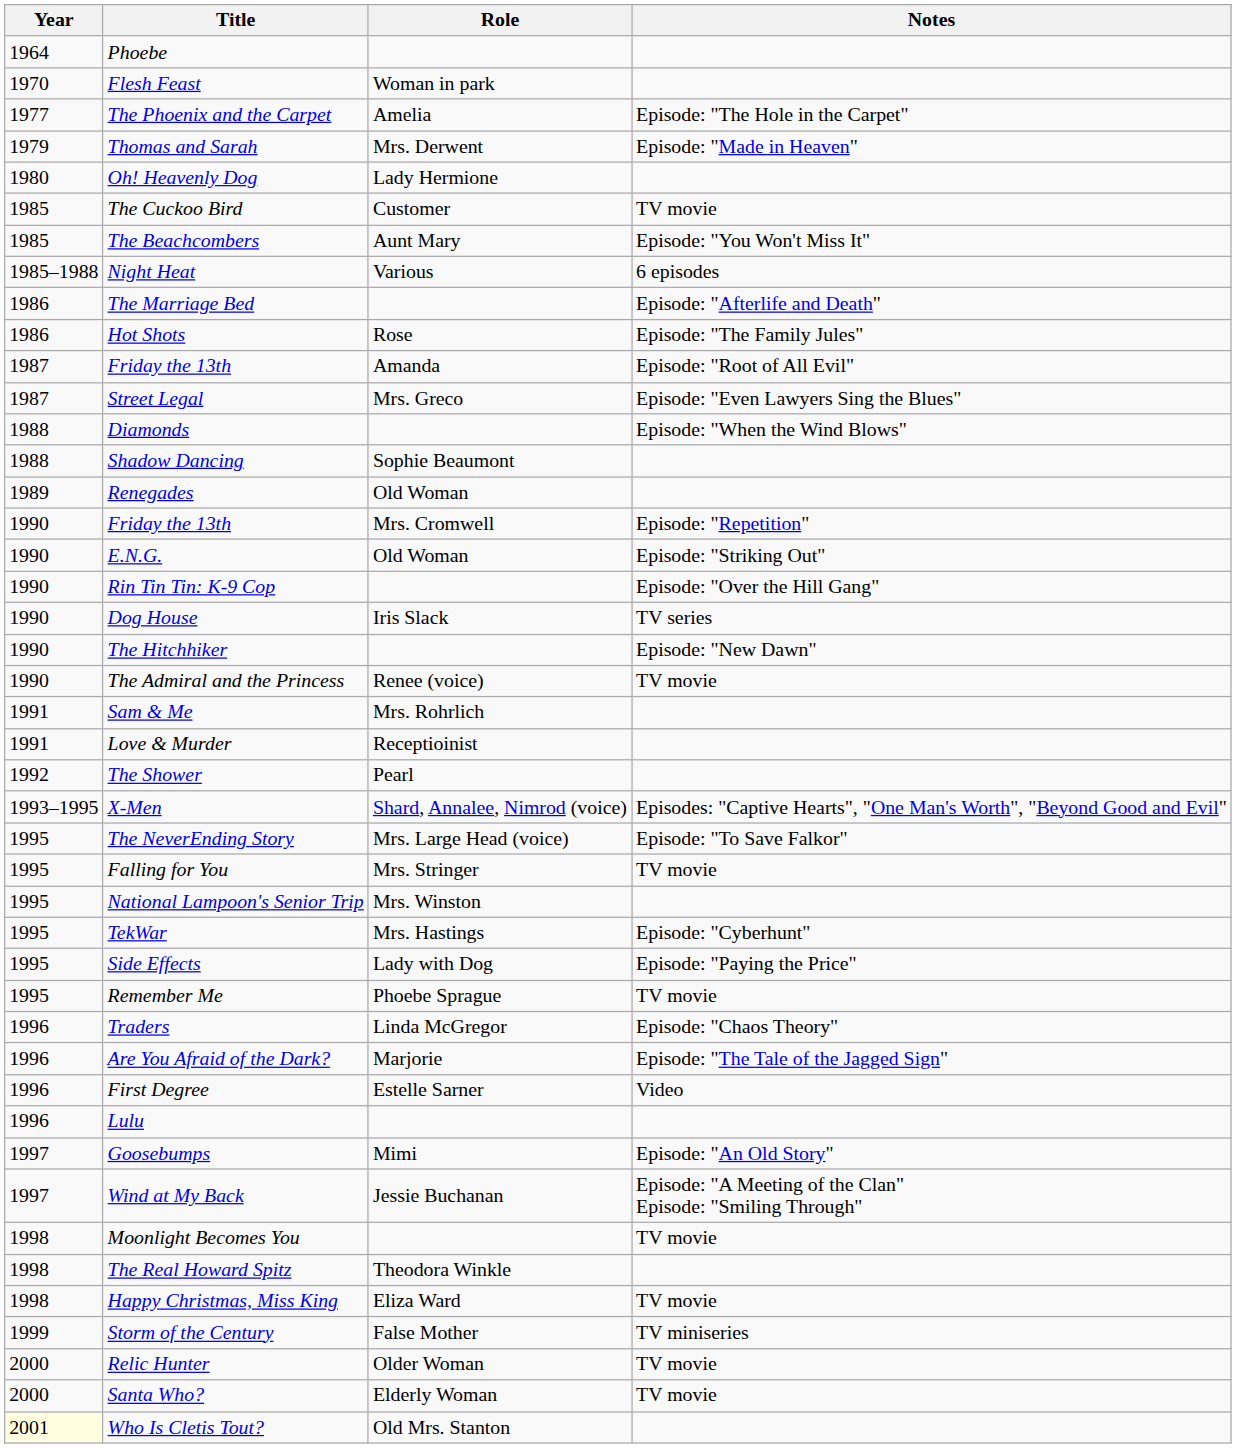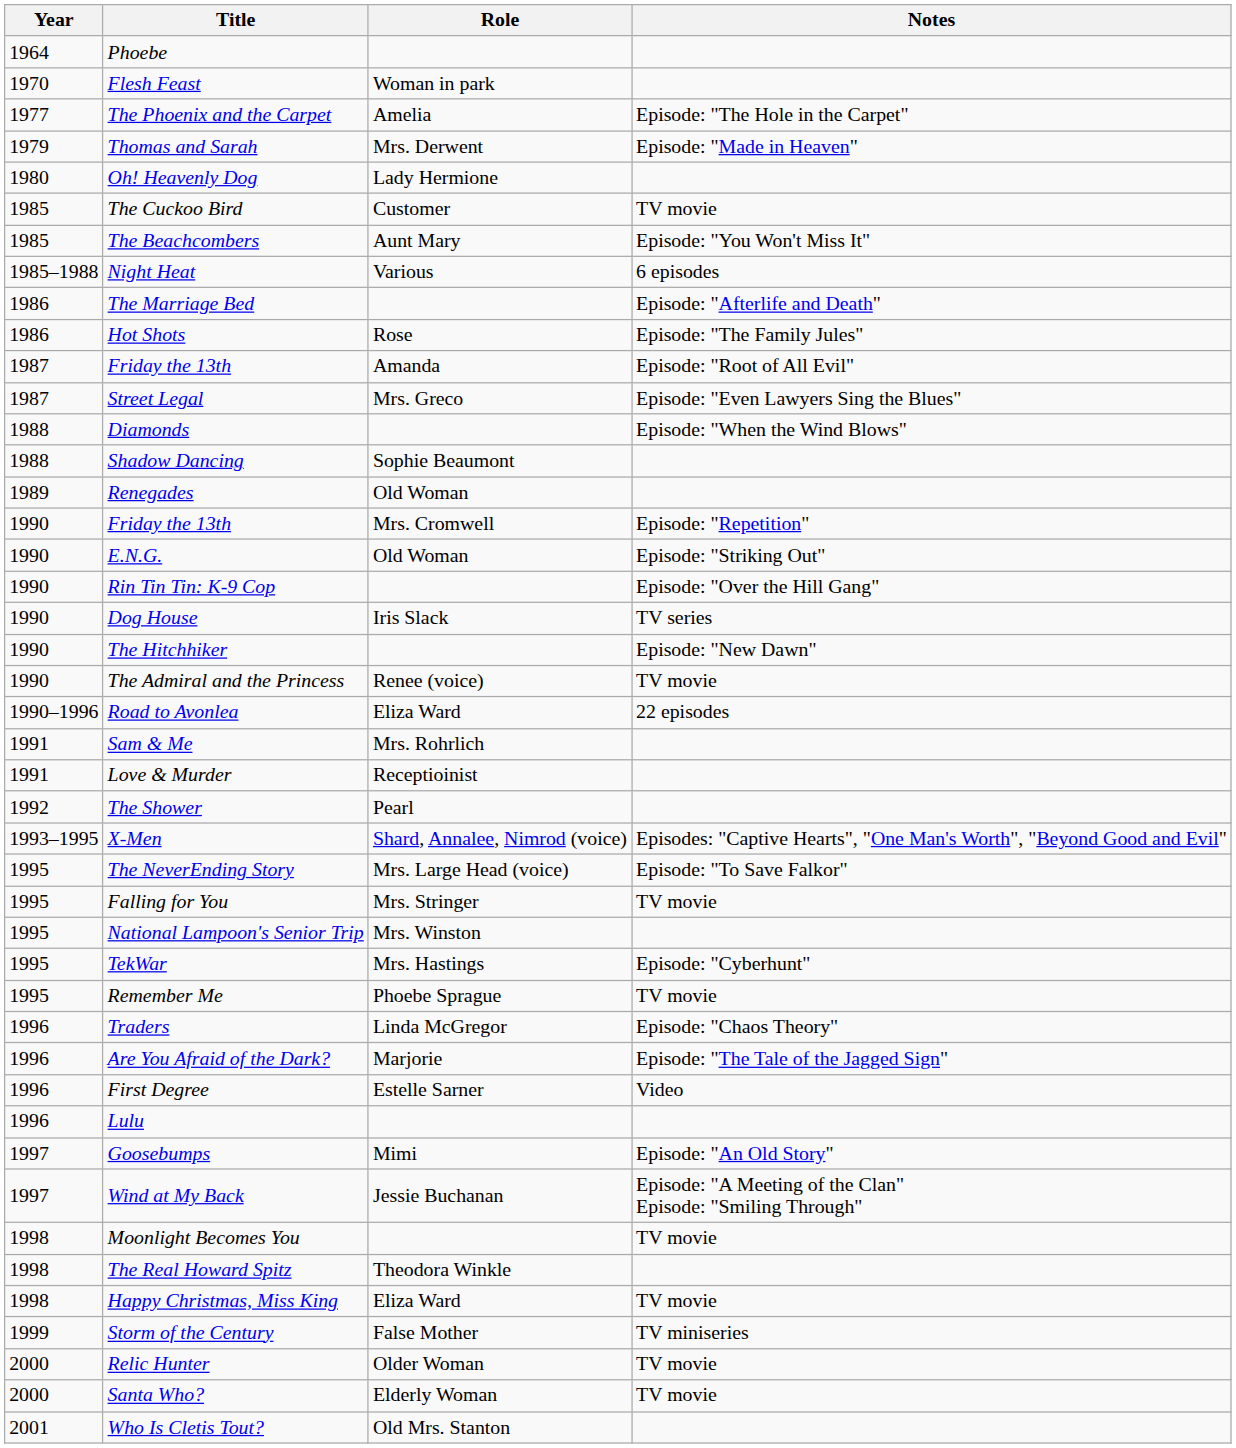+ row: (173, 712)
- row: (154, 964)
(29, 1427) lightyellow background -> (29, 1427) no background
